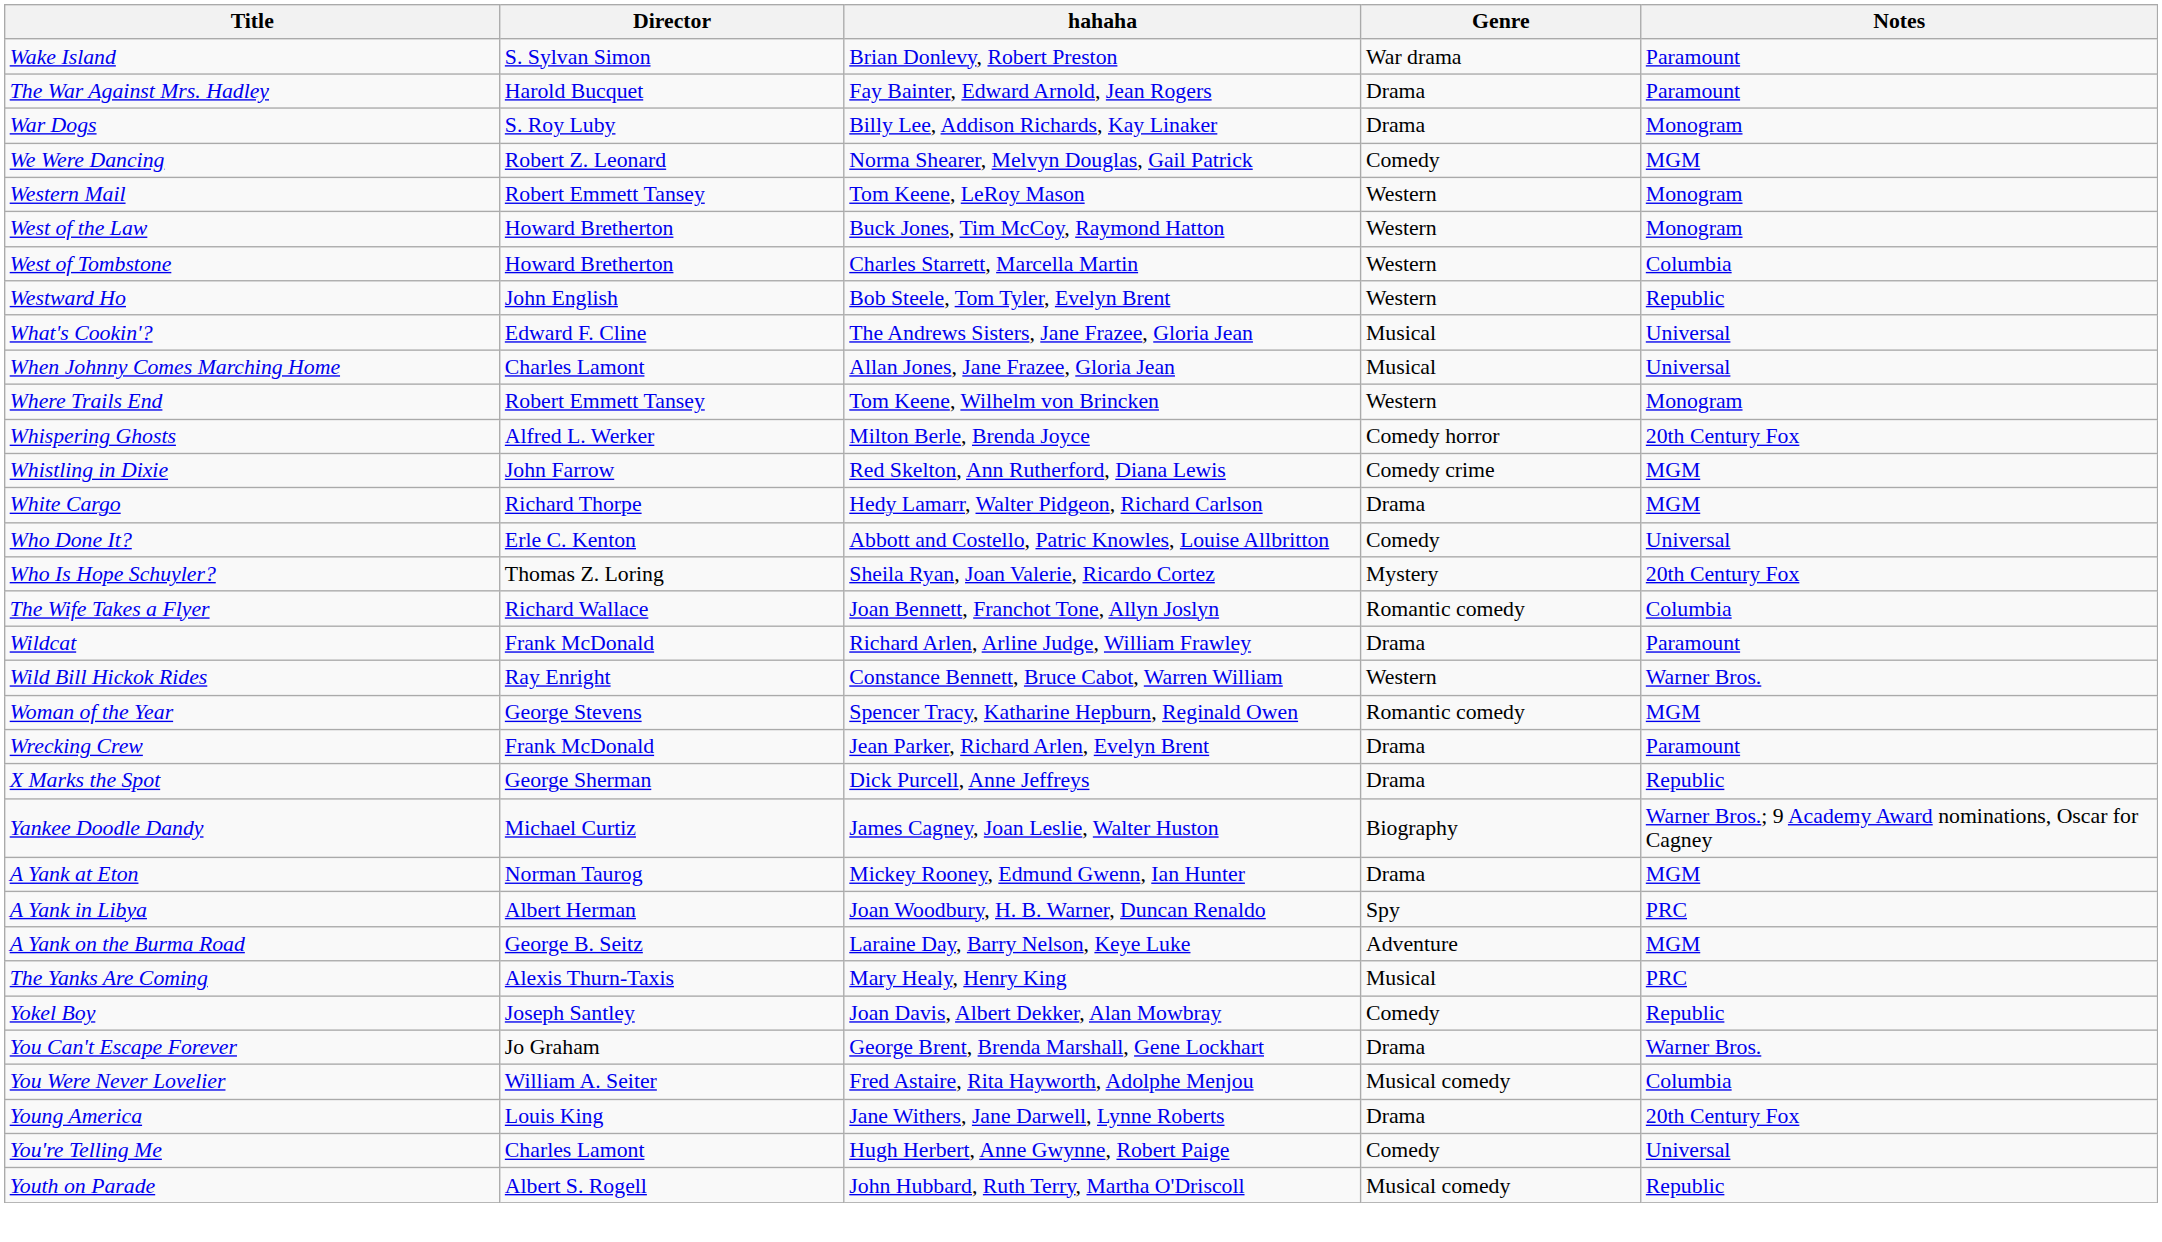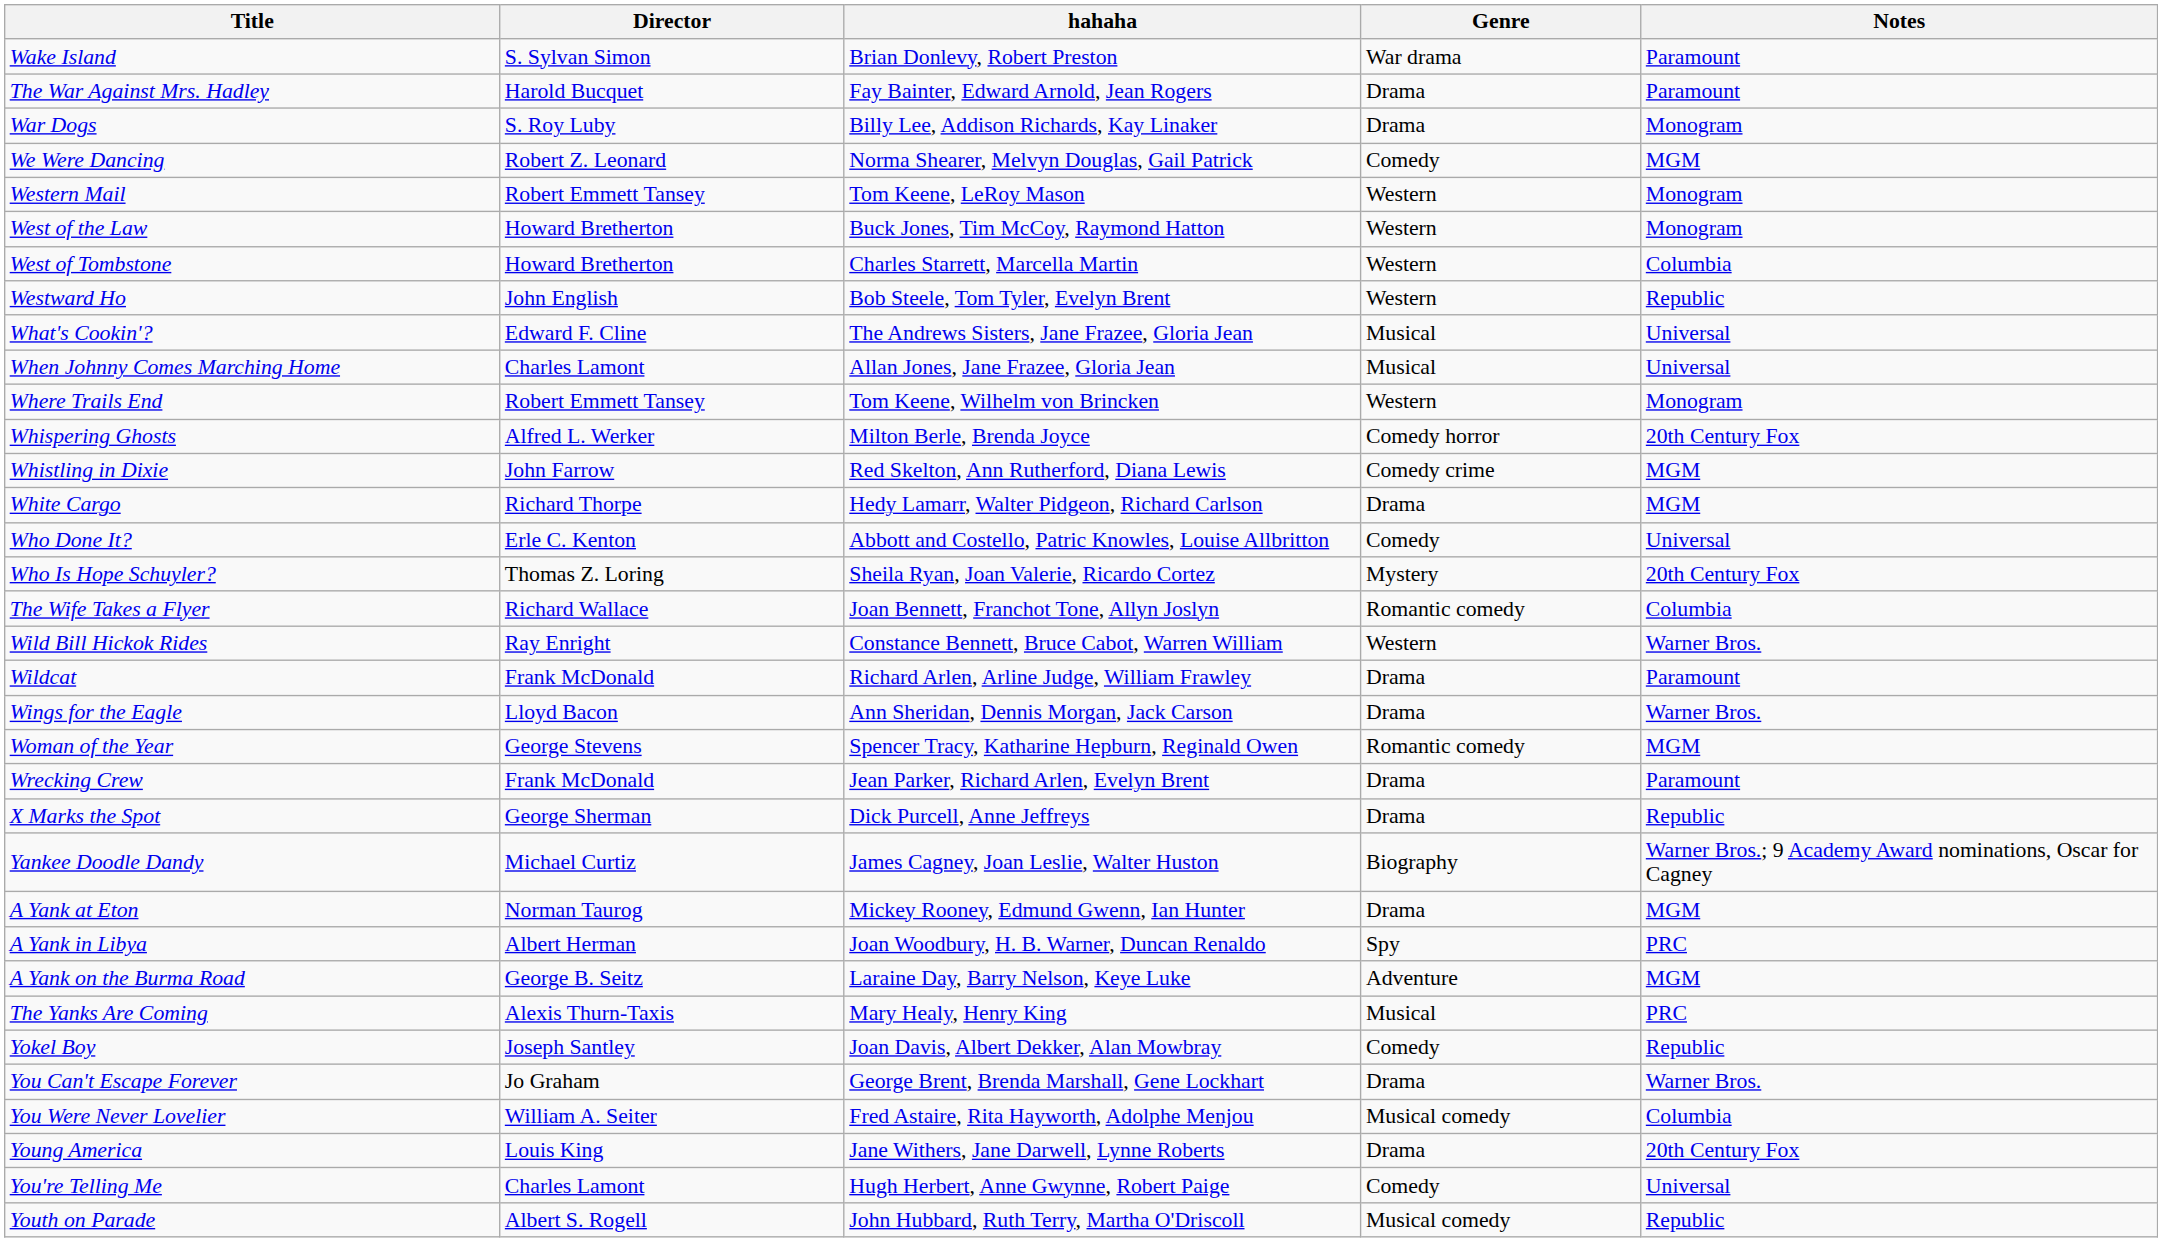rows swapped: (108, 677) <-> (43, 642)
+ row: (96, 711)
